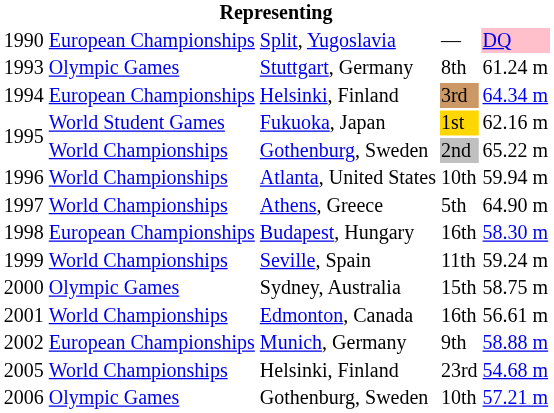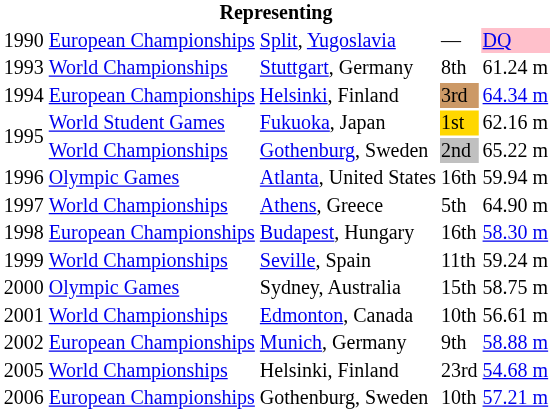(114, 67) Olympic Games -> (138, 67) World Championships
(138, 177) World Championships -> (114, 177) Olympic Games
(459, 177) 10th -> (459, 177) 16th
(459, 315) 16th -> (459, 315) 10th
(114, 397) Olympic Games -> (152, 397) European Championships
